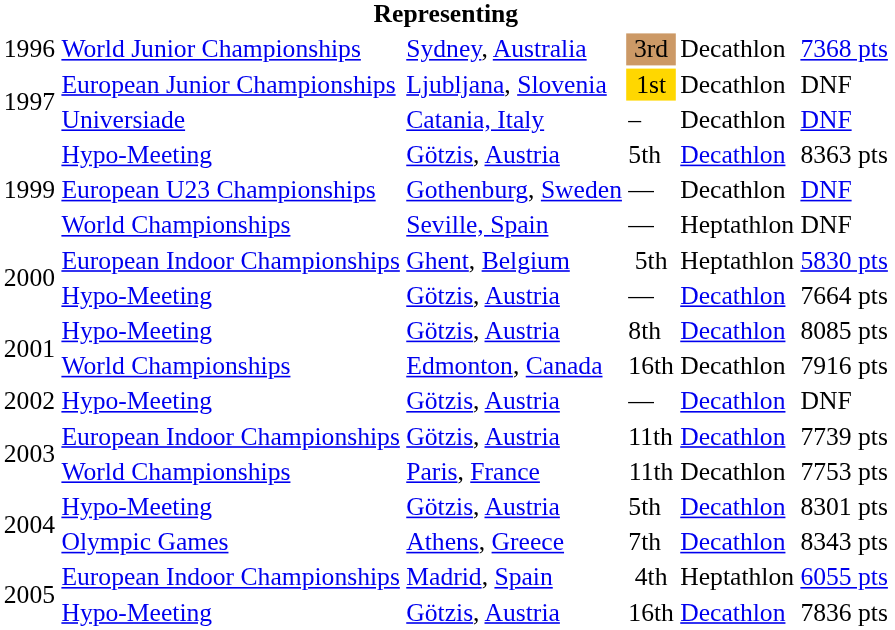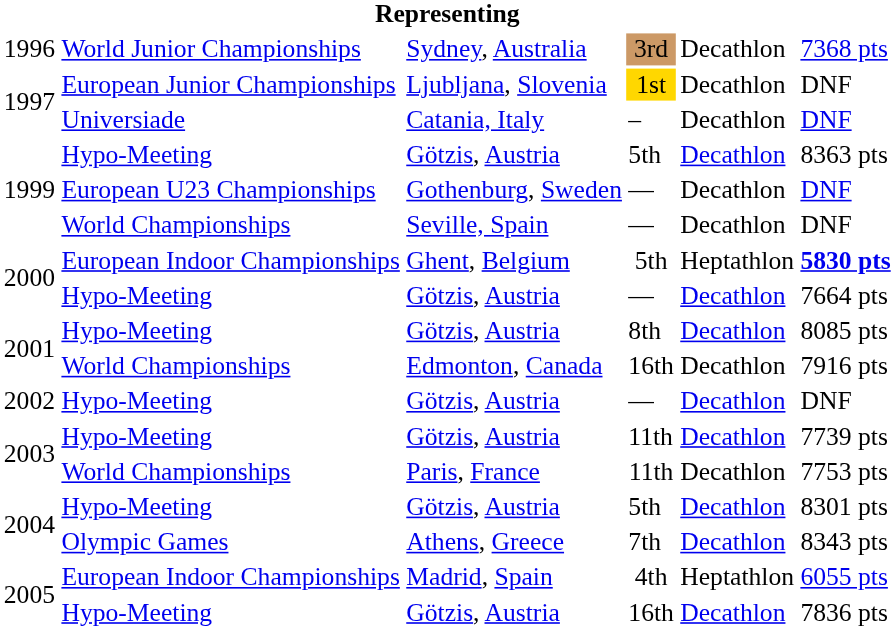(737, 225) Heptathlon -> (733, 225) Decathlon
(844, 260) normal -> (846, 260) bold
(231, 436) European Indoor Championships -> (137, 436) Hypo-Meeting
